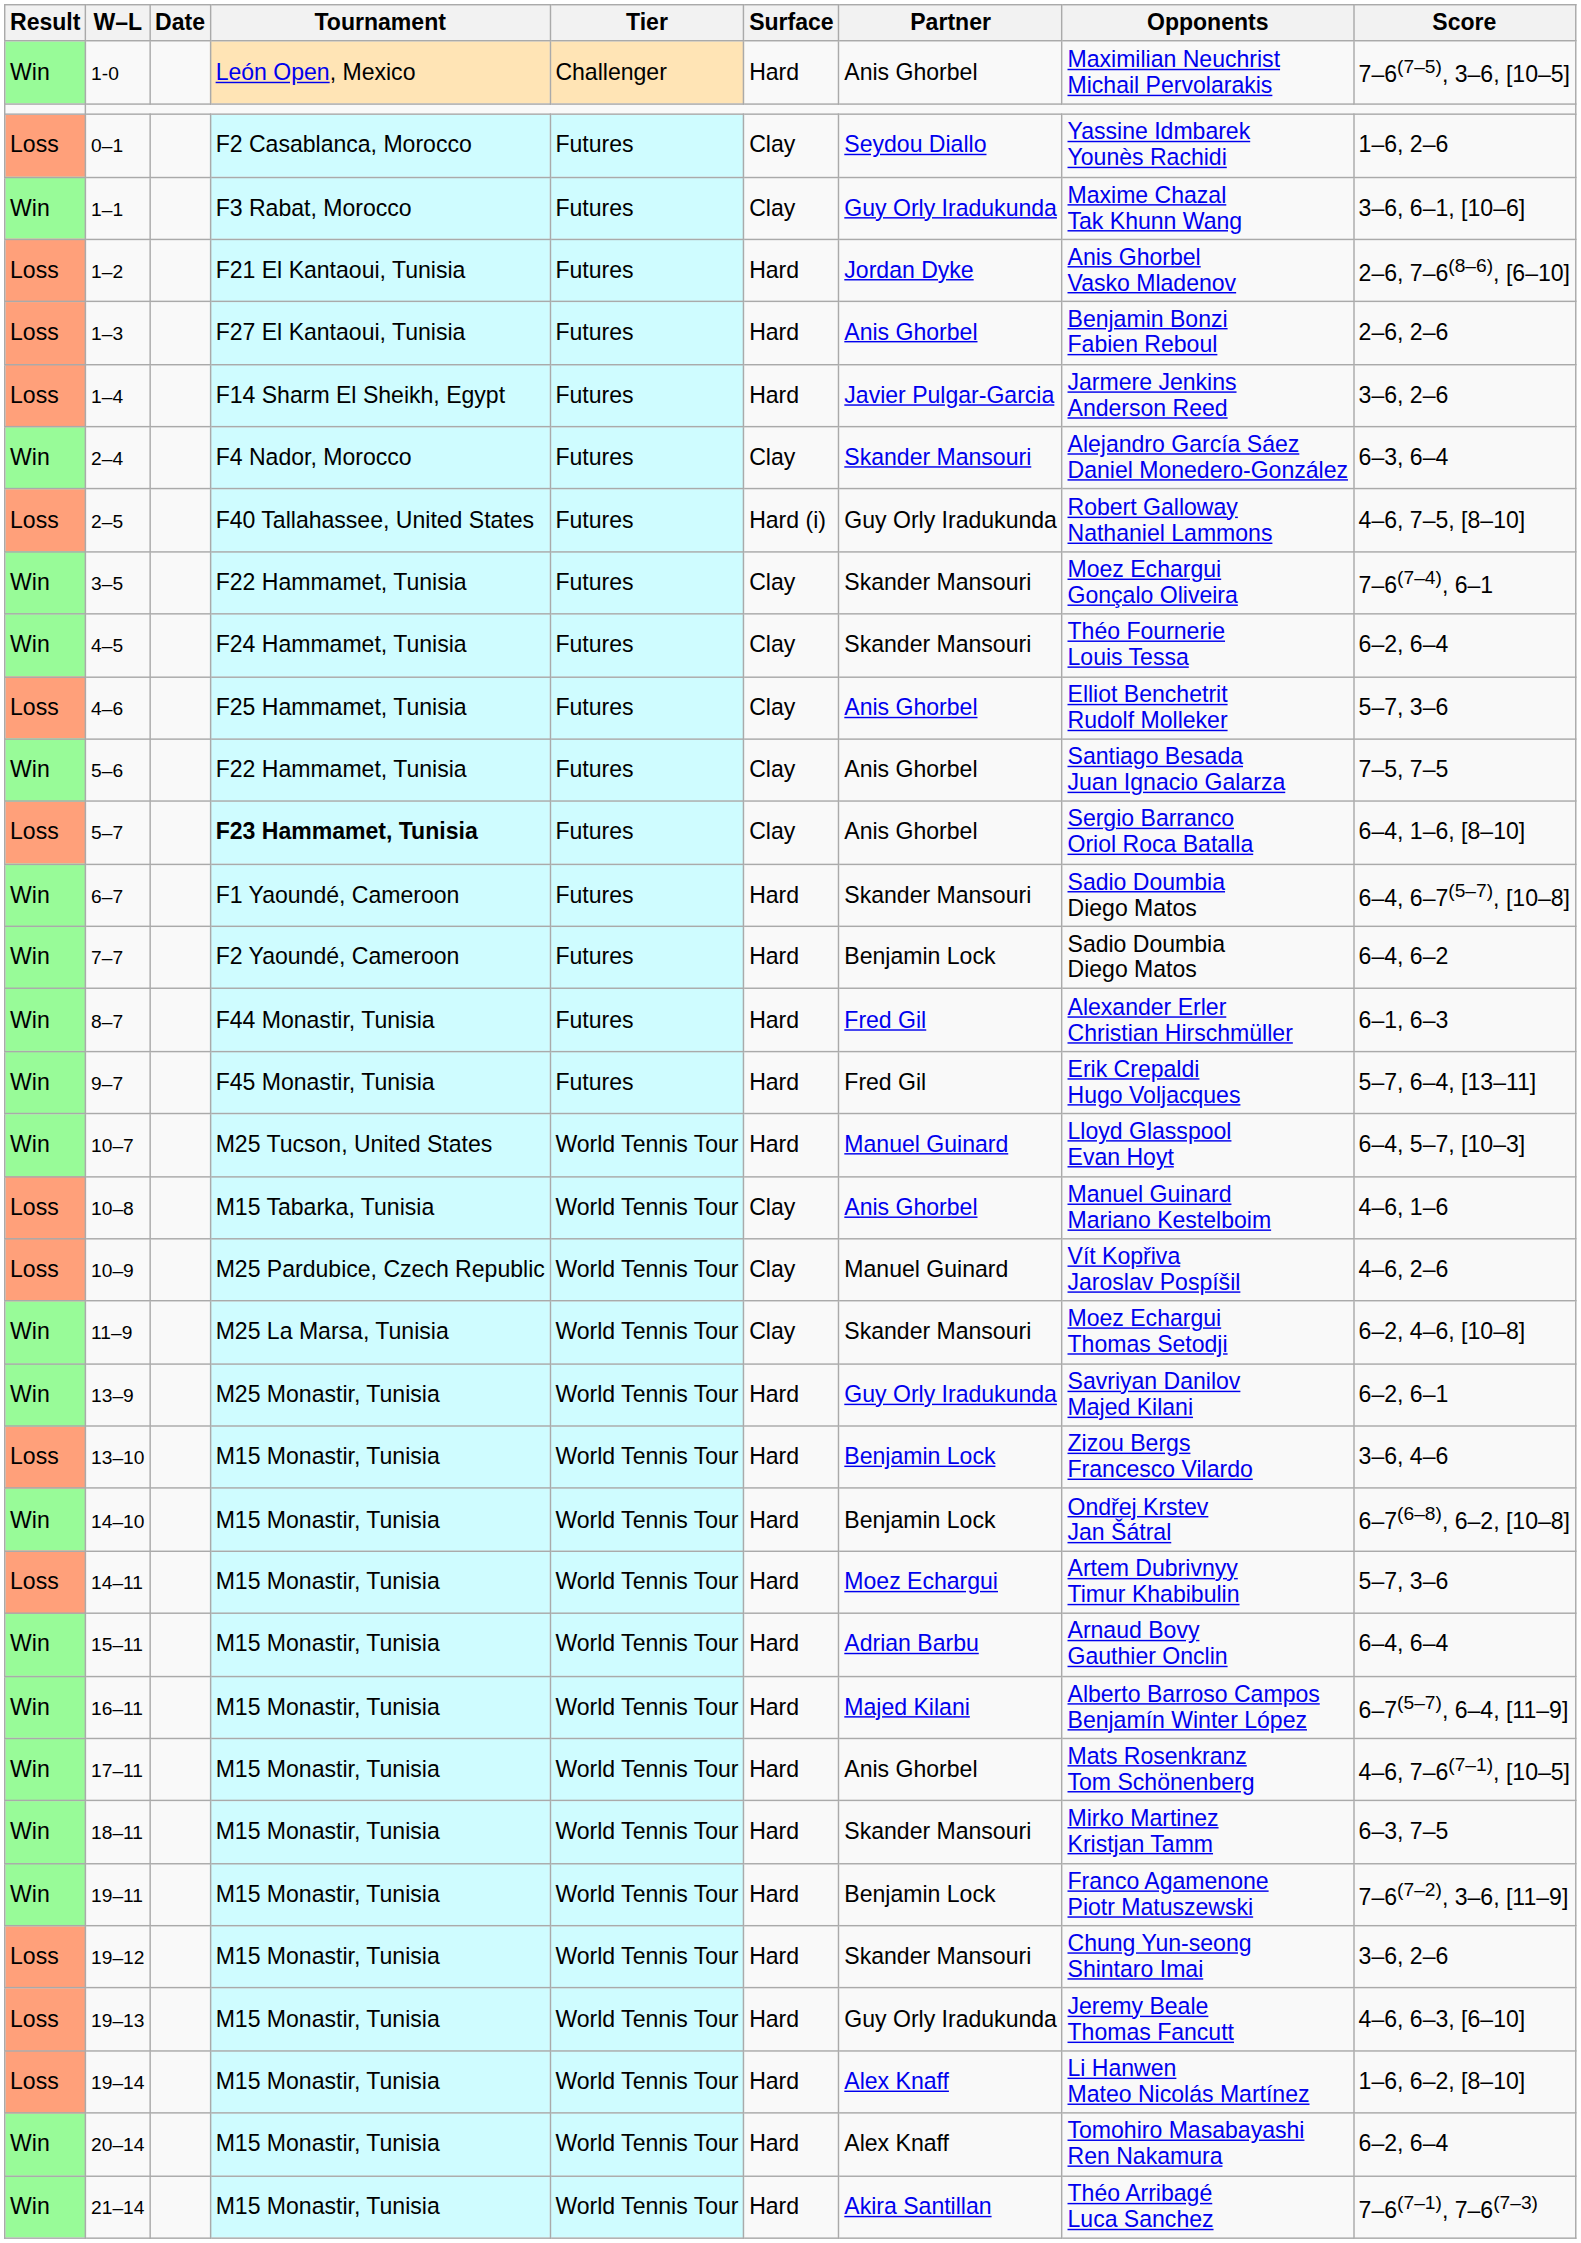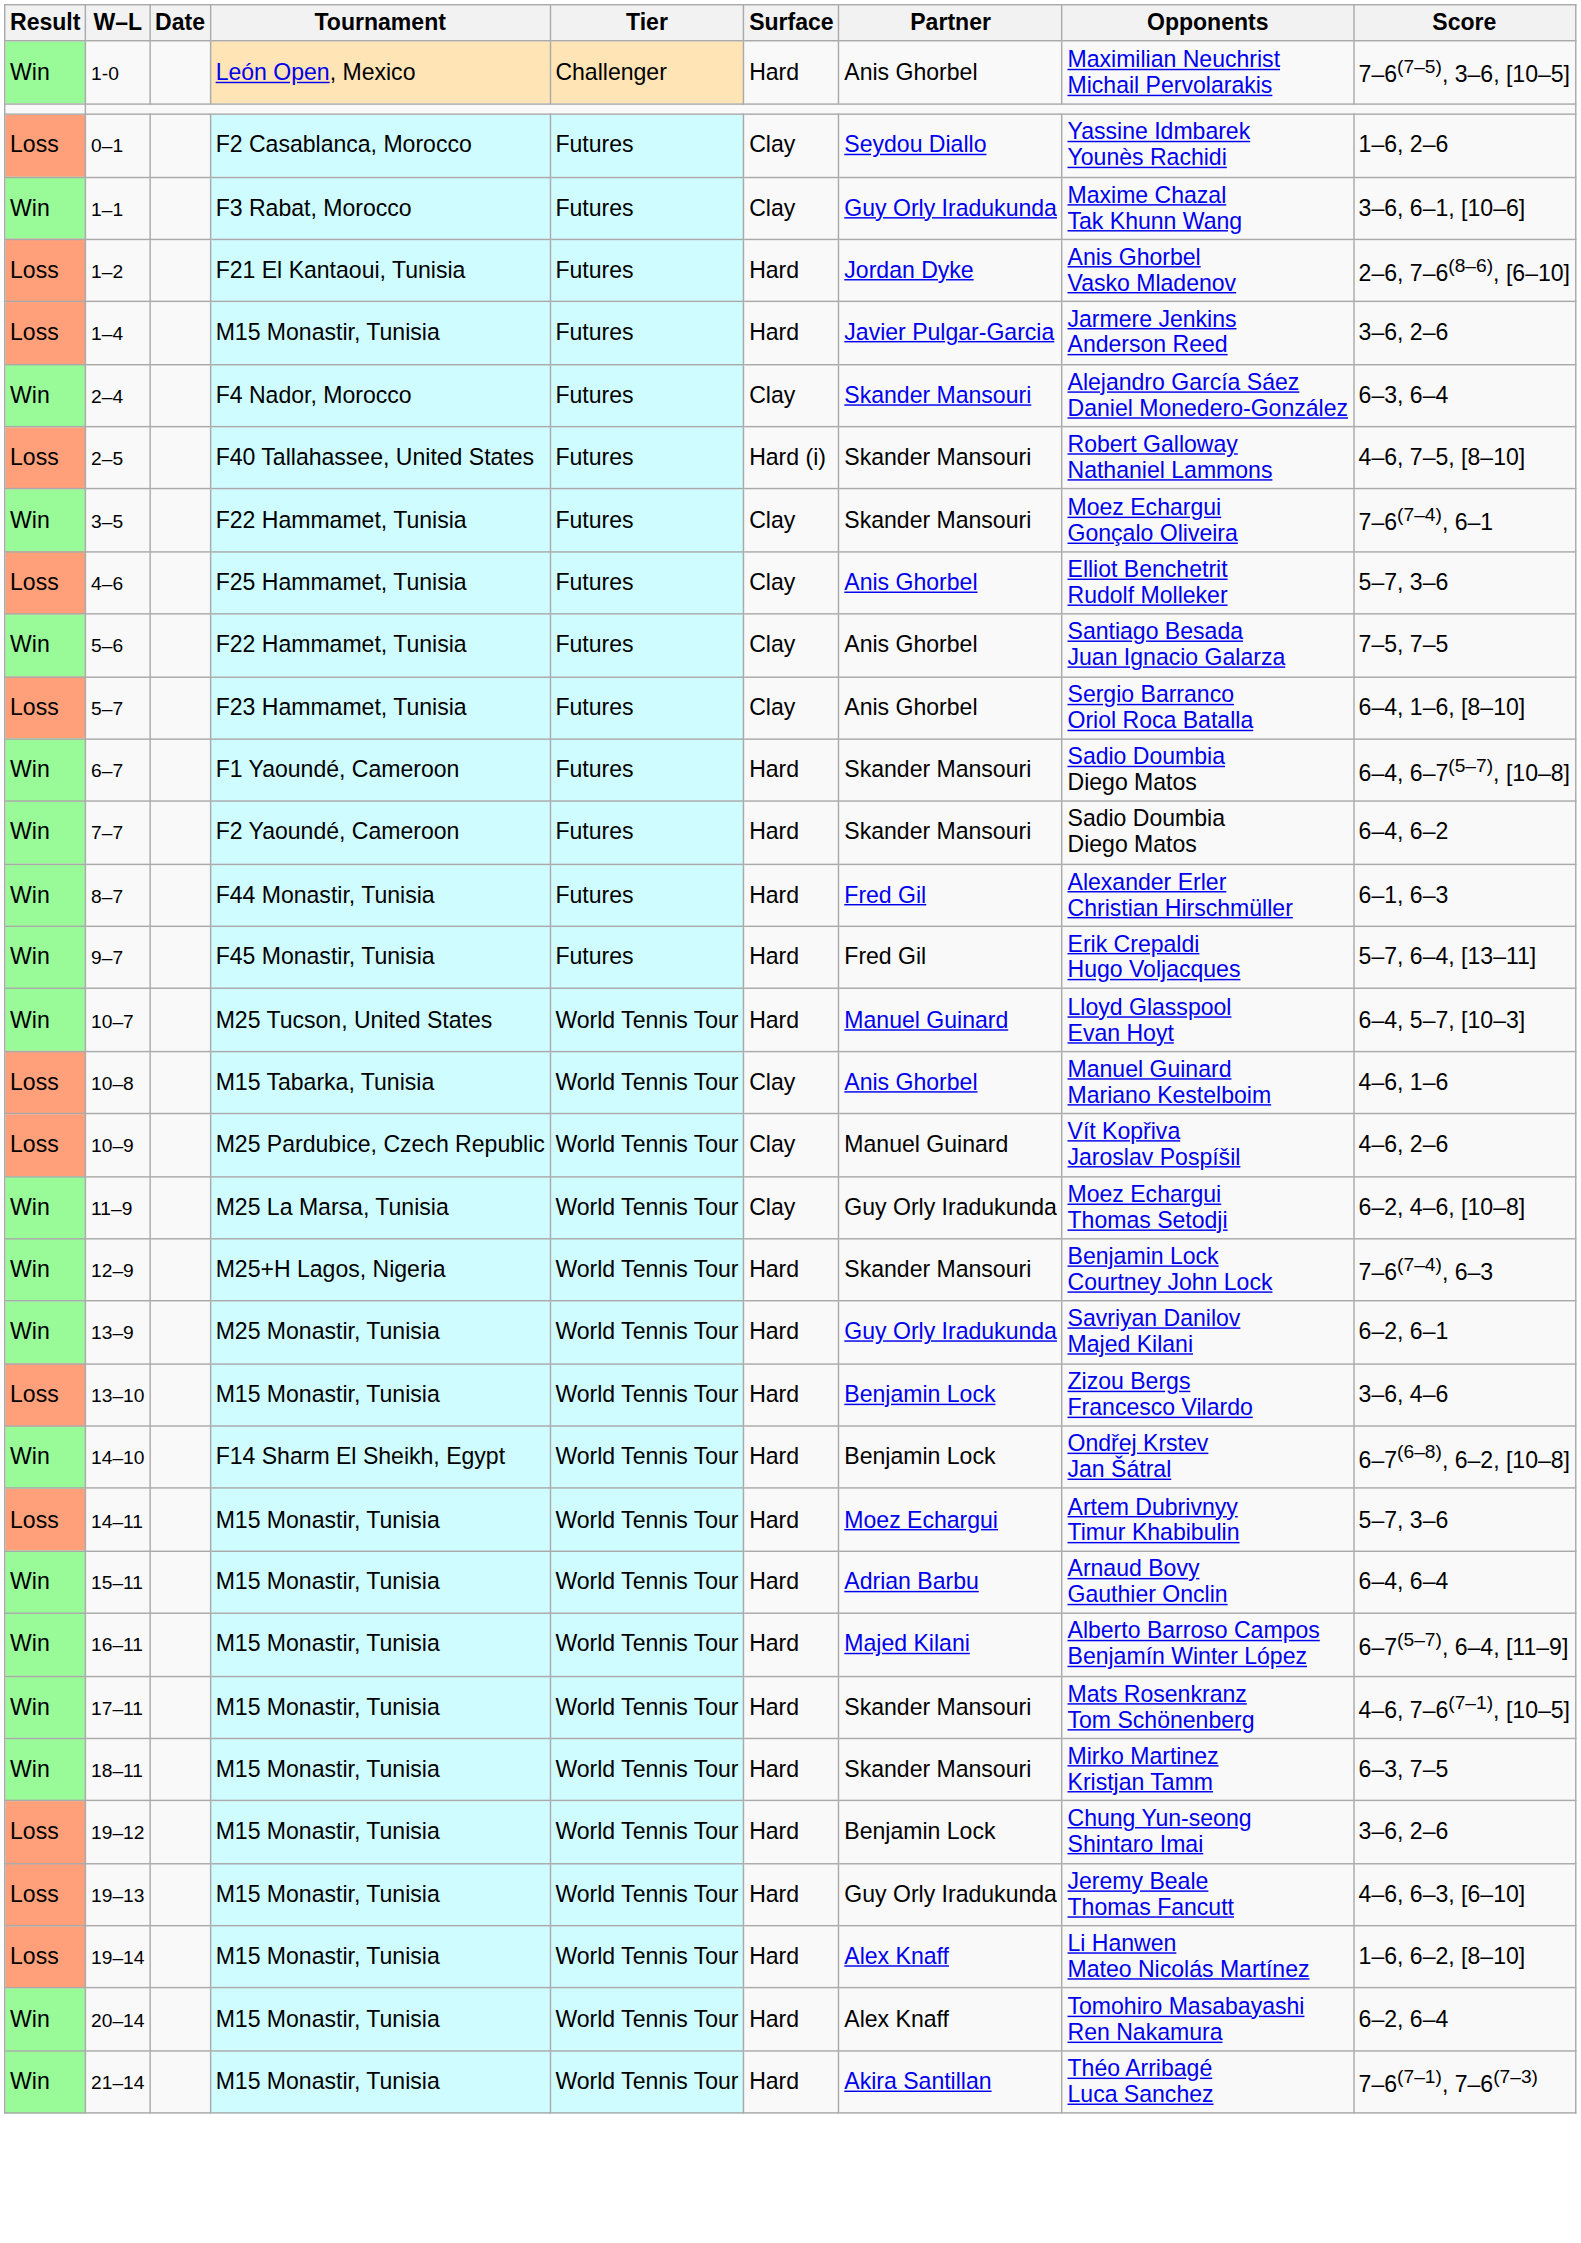- row: (107, 334)
(360, 395) F14 Sharm El Sheikh, Egypt -> (328, 332) M15 Monastir, Tunisia
(951, 520) Guy Orly Iradukunda -> (938, 457) Skander Mansouri
- row: (107, 646)
(347, 832) bold -> (341, 707) normal
(920, 957) Benjamin Lock -> (938, 832) Skander Mansouri
(938, 1332) Skander Mansouri -> (951, 1207) Guy Orly Iradukunda
+ row: (112, 1271)
(328, 1519) M15 Monastir, Tunisia -> (360, 1457) F14 Sharm El Sheikh, Egypt
(911, 1769) Anis Ghorbel -> (938, 1706) Skander Mansouri
- row: (117, 1895)
(938, 1956) Skander Mansouri -> (920, 1831) Benjamin Lock
